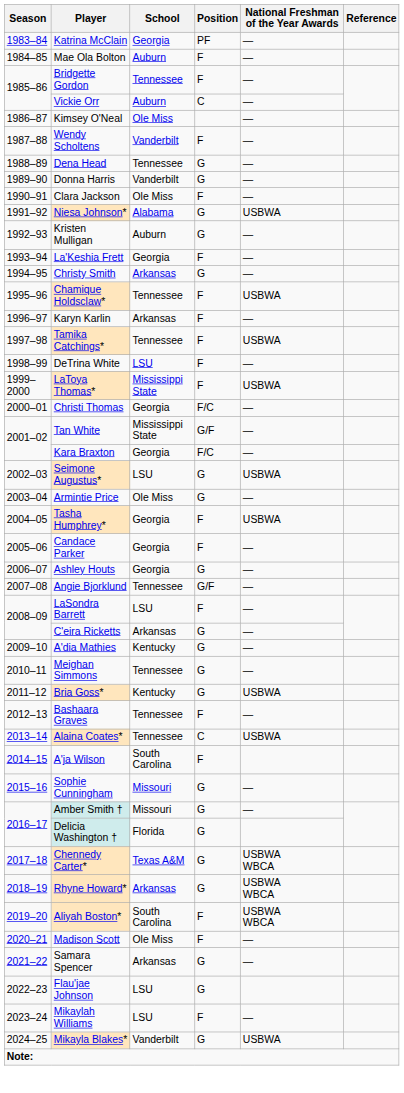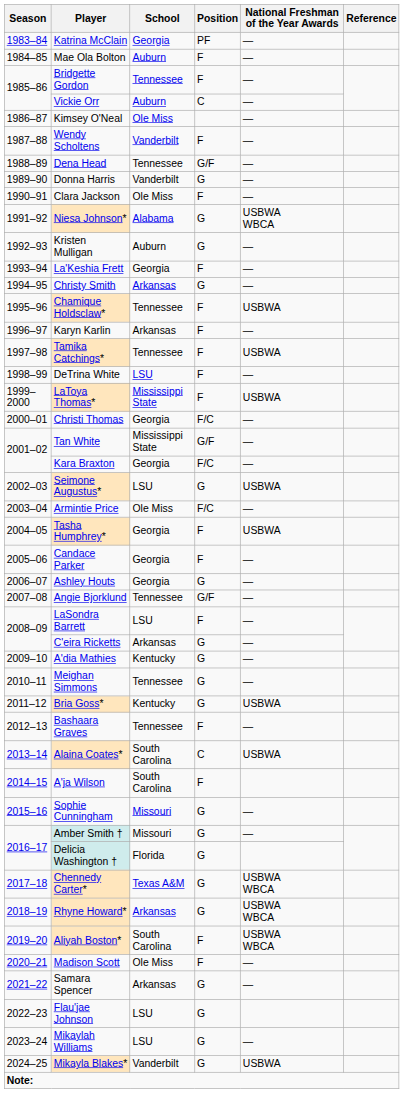(201, 163) G -> (206, 163) G/F
(262, 212) USBWA -> (262, 218) USBWA WBCA
(201, 497) G -> (205, 509) F/C
(158, 737) Tennessee -> (152, 754) South Carolina
(200, 1018) F -> (201, 1041) G
